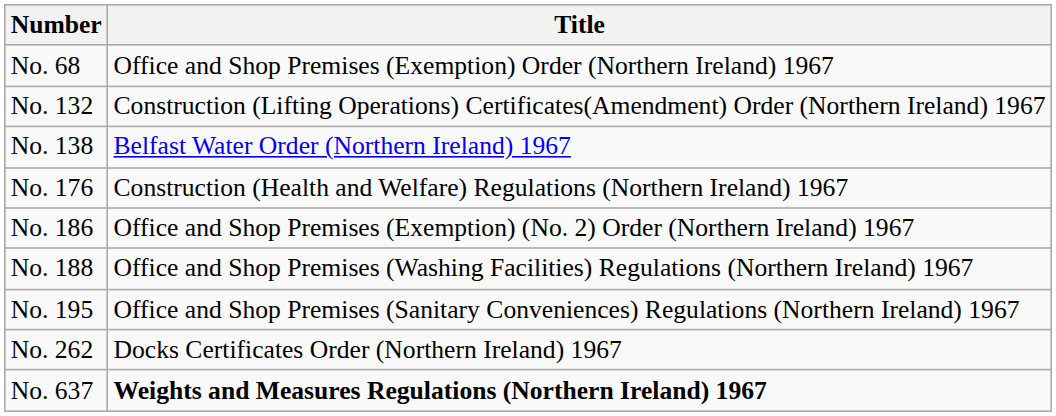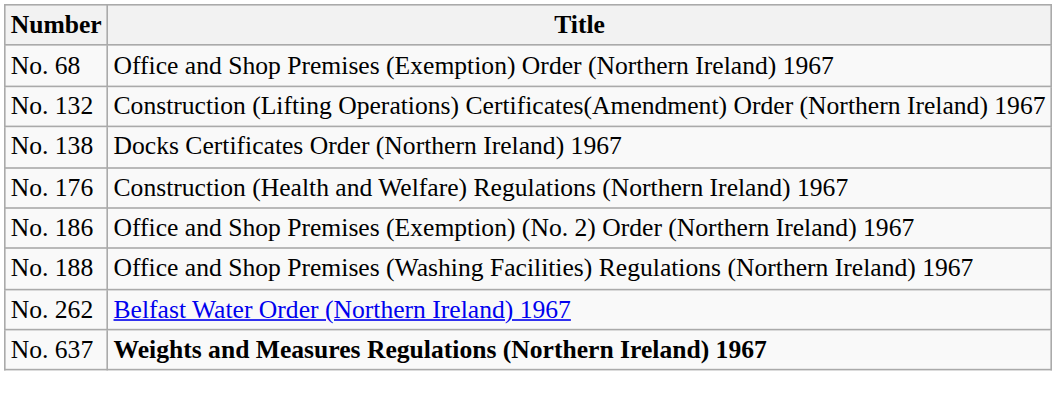(342, 146) Belfast Water Order (Northern Ireland) 1967 -> (368, 146) Docks Certificates Order (Northern Ireland) 1967
- row: (52, 308)
(368, 349) Docks Certificates Order (Northern Ireland) 1967 -> (342, 308) Belfast Water Order (Northern Ireland) 1967
